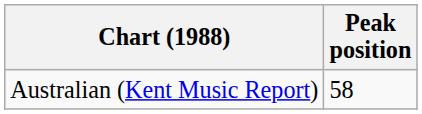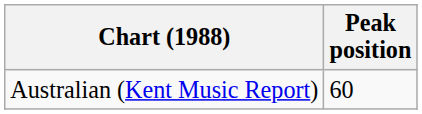(342, 89) 58 -> (342, 89) 60
